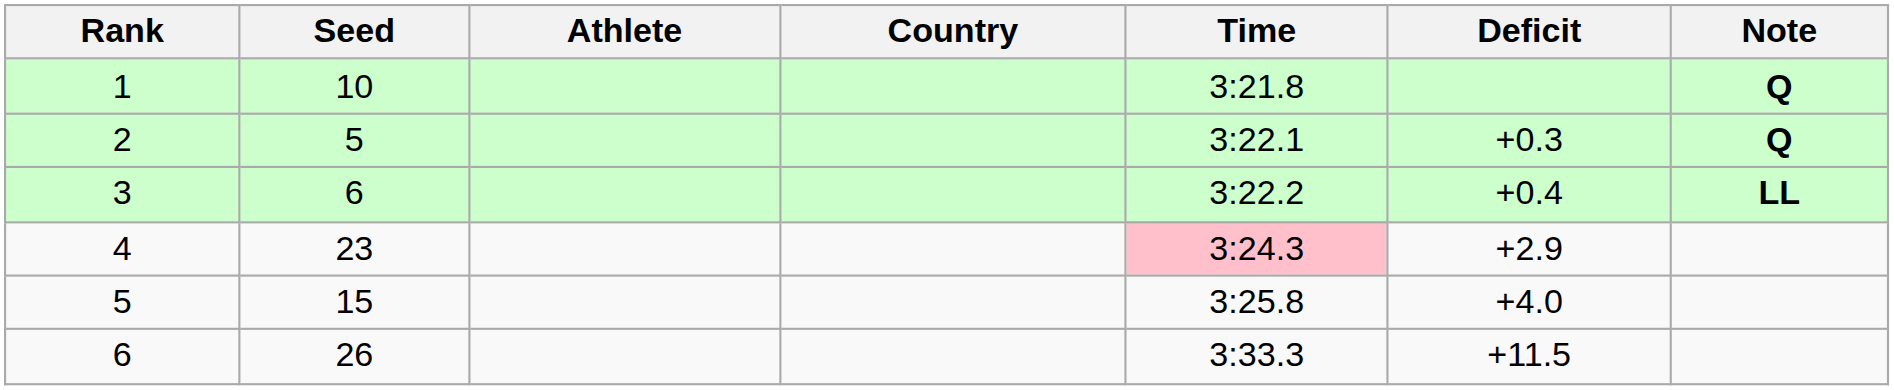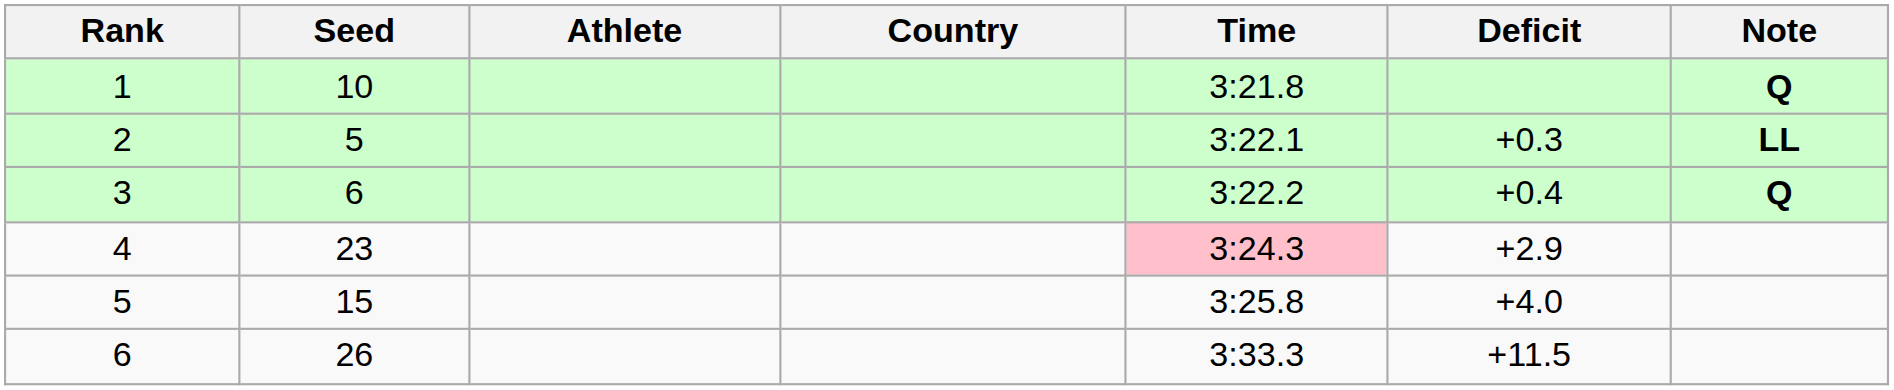(1779, 139) Q -> (1779, 139) LL
(1779, 193) LL -> (1779, 193) Q
